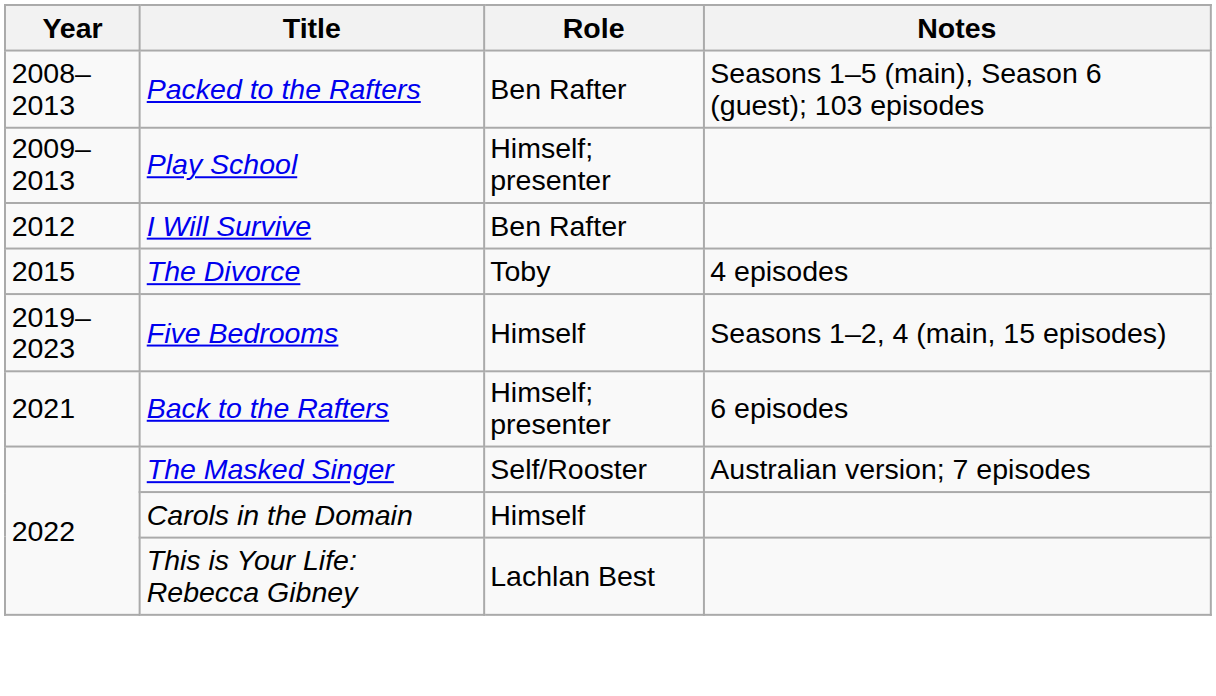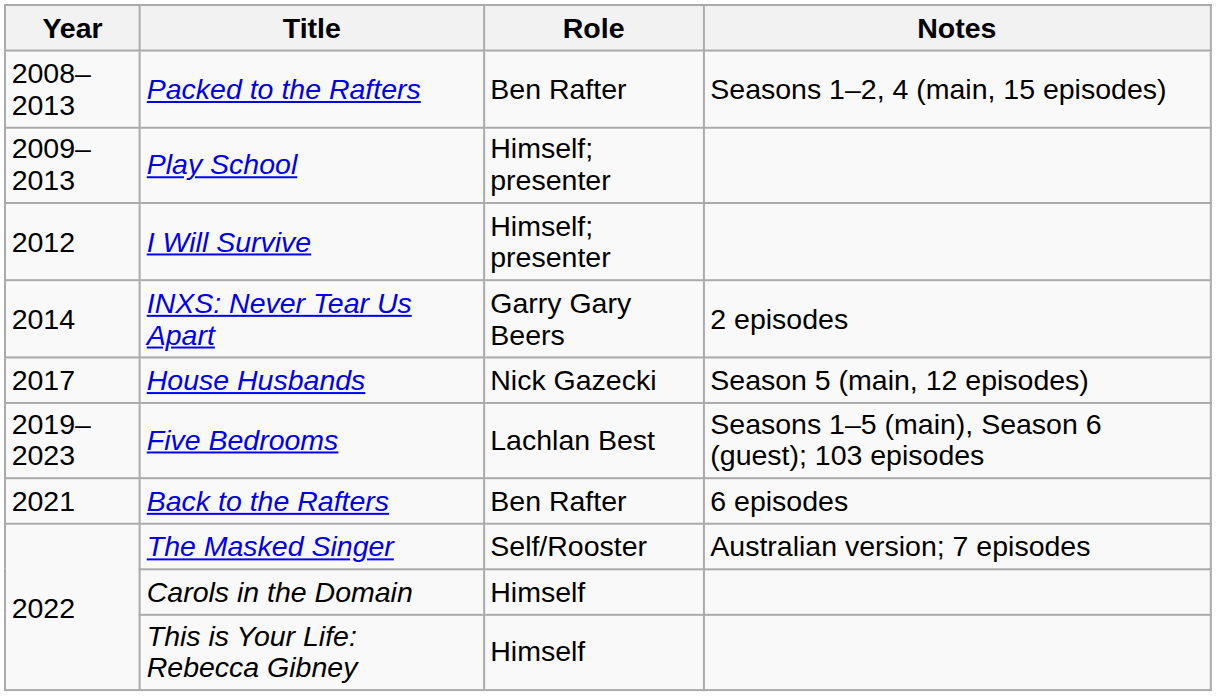(906, 89) Seasons 1–5 (main), Season 6 (guest); 103 episodes -> (938, 89) Seasons 1–2, 4 (main, 15 episodes)
(558, 226) Ben Rafter -> (550, 242) Himself; presenter
+ row: (279, 319)
- row: (224, 271)
+ row: (256, 380)
(538, 332) Himself -> (573, 441) Lachlan Best
(938, 332) Seasons 1–2, 4 (main, 15 episodes) -> (906, 441) Seasons 1–5 (main), Season 6 (guest); 103 episodes
(550, 409) Himself; presenter -> (558, 502) Ben Rafter
(573, 576) Lachlan Best -> (538, 653) Himself
